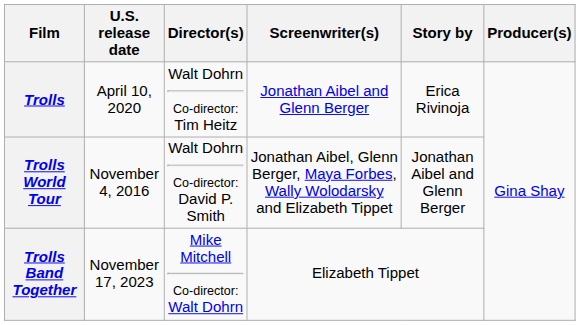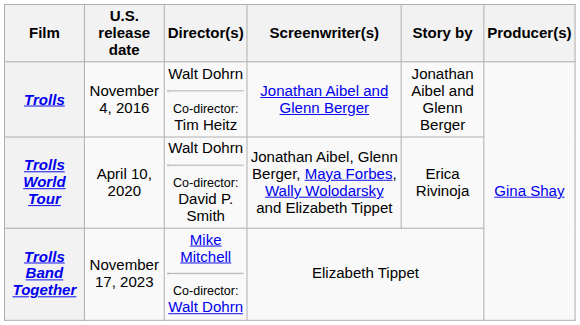(124, 99) April 10, 2020 -> (124, 99) November 4, 2016
(443, 99) Erica Rivinoja -> (443, 99) Jonathan Aibel and Glenn Berger
(124, 182) November 4, 2016 -> (124, 182) April 10, 2020
(443, 182) Jonathan Aibel and Glenn Berger -> (443, 182) Erica Rivinoja
